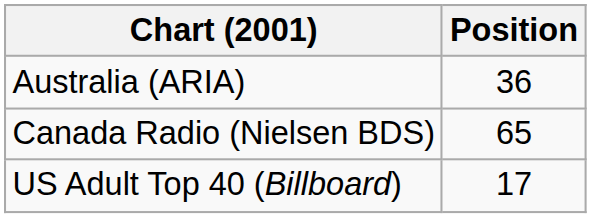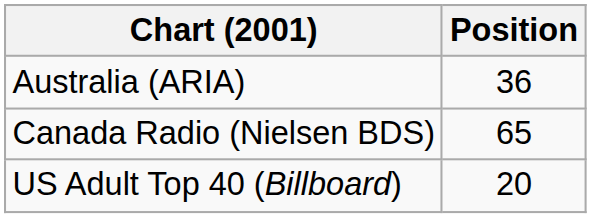(514, 184) 17 -> (514, 184) 20
